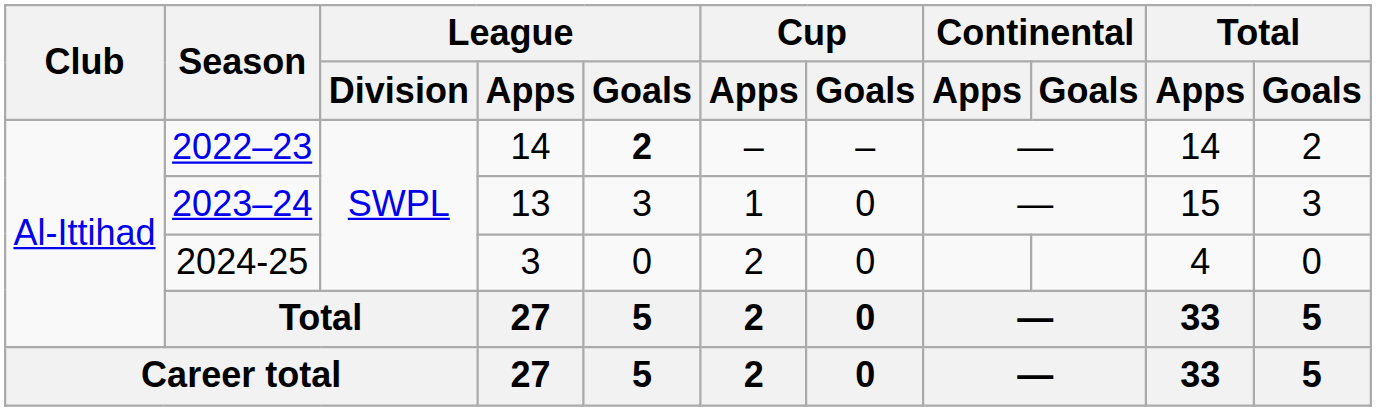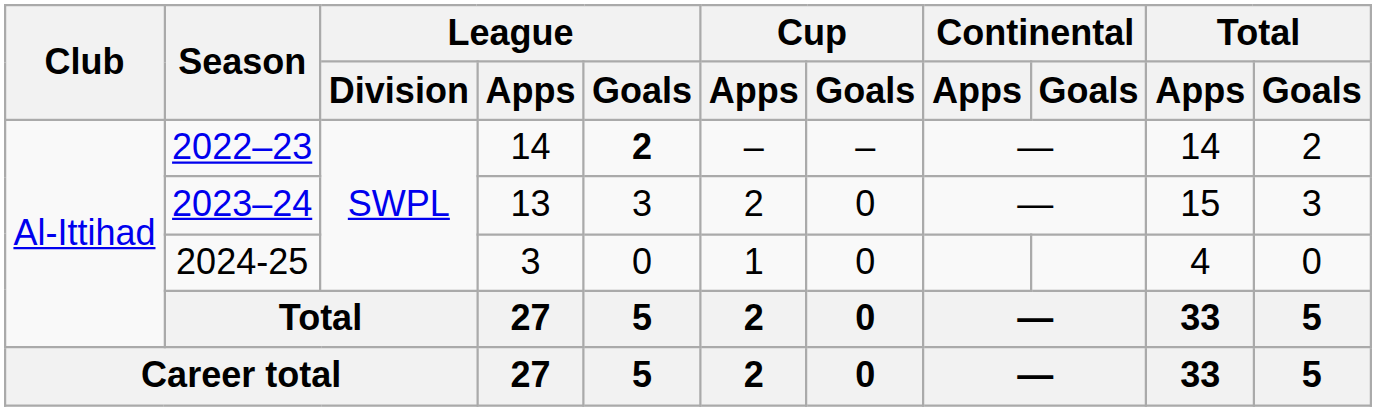(754, 204) 1 -> (754, 204) 2
(754, 261) 2 -> (754, 261) 1
